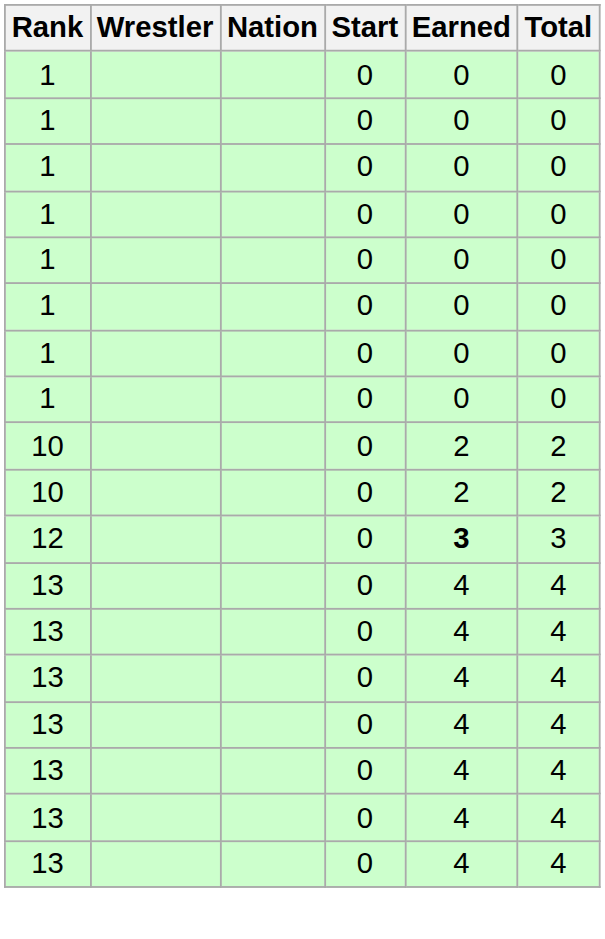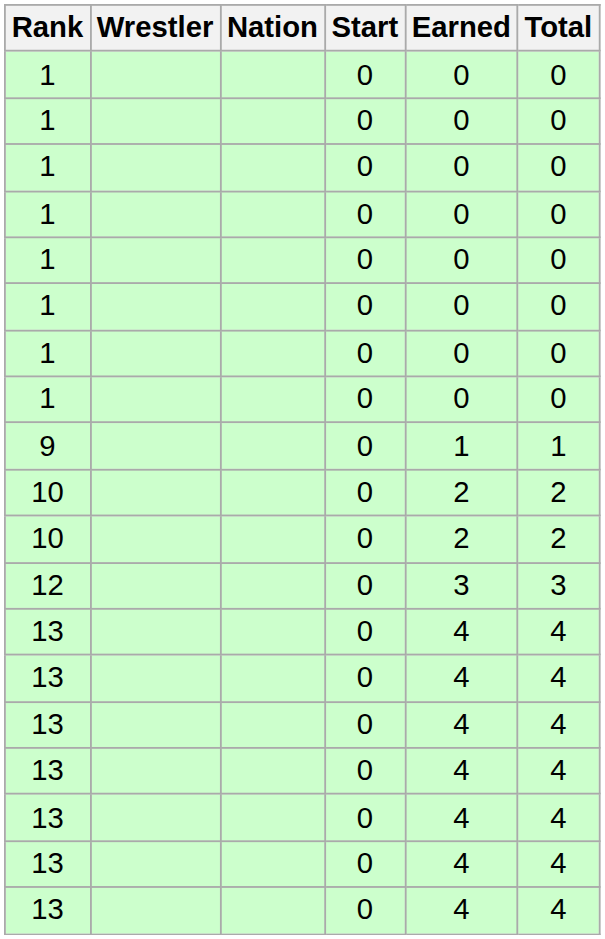+ row: (47, 445)
(461, 538) bold -> (461, 584) normal
